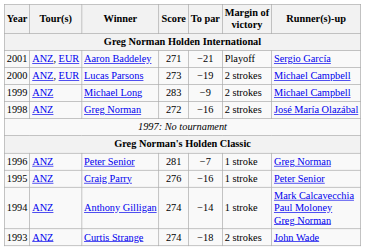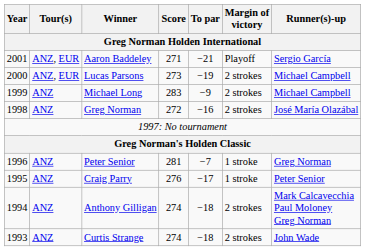(205, 178) −16 -> (205, 178) −17
(205, 208) −14 -> (205, 208) −18
(241, 208) 1 stroke -> (243, 208) 2 strokes
